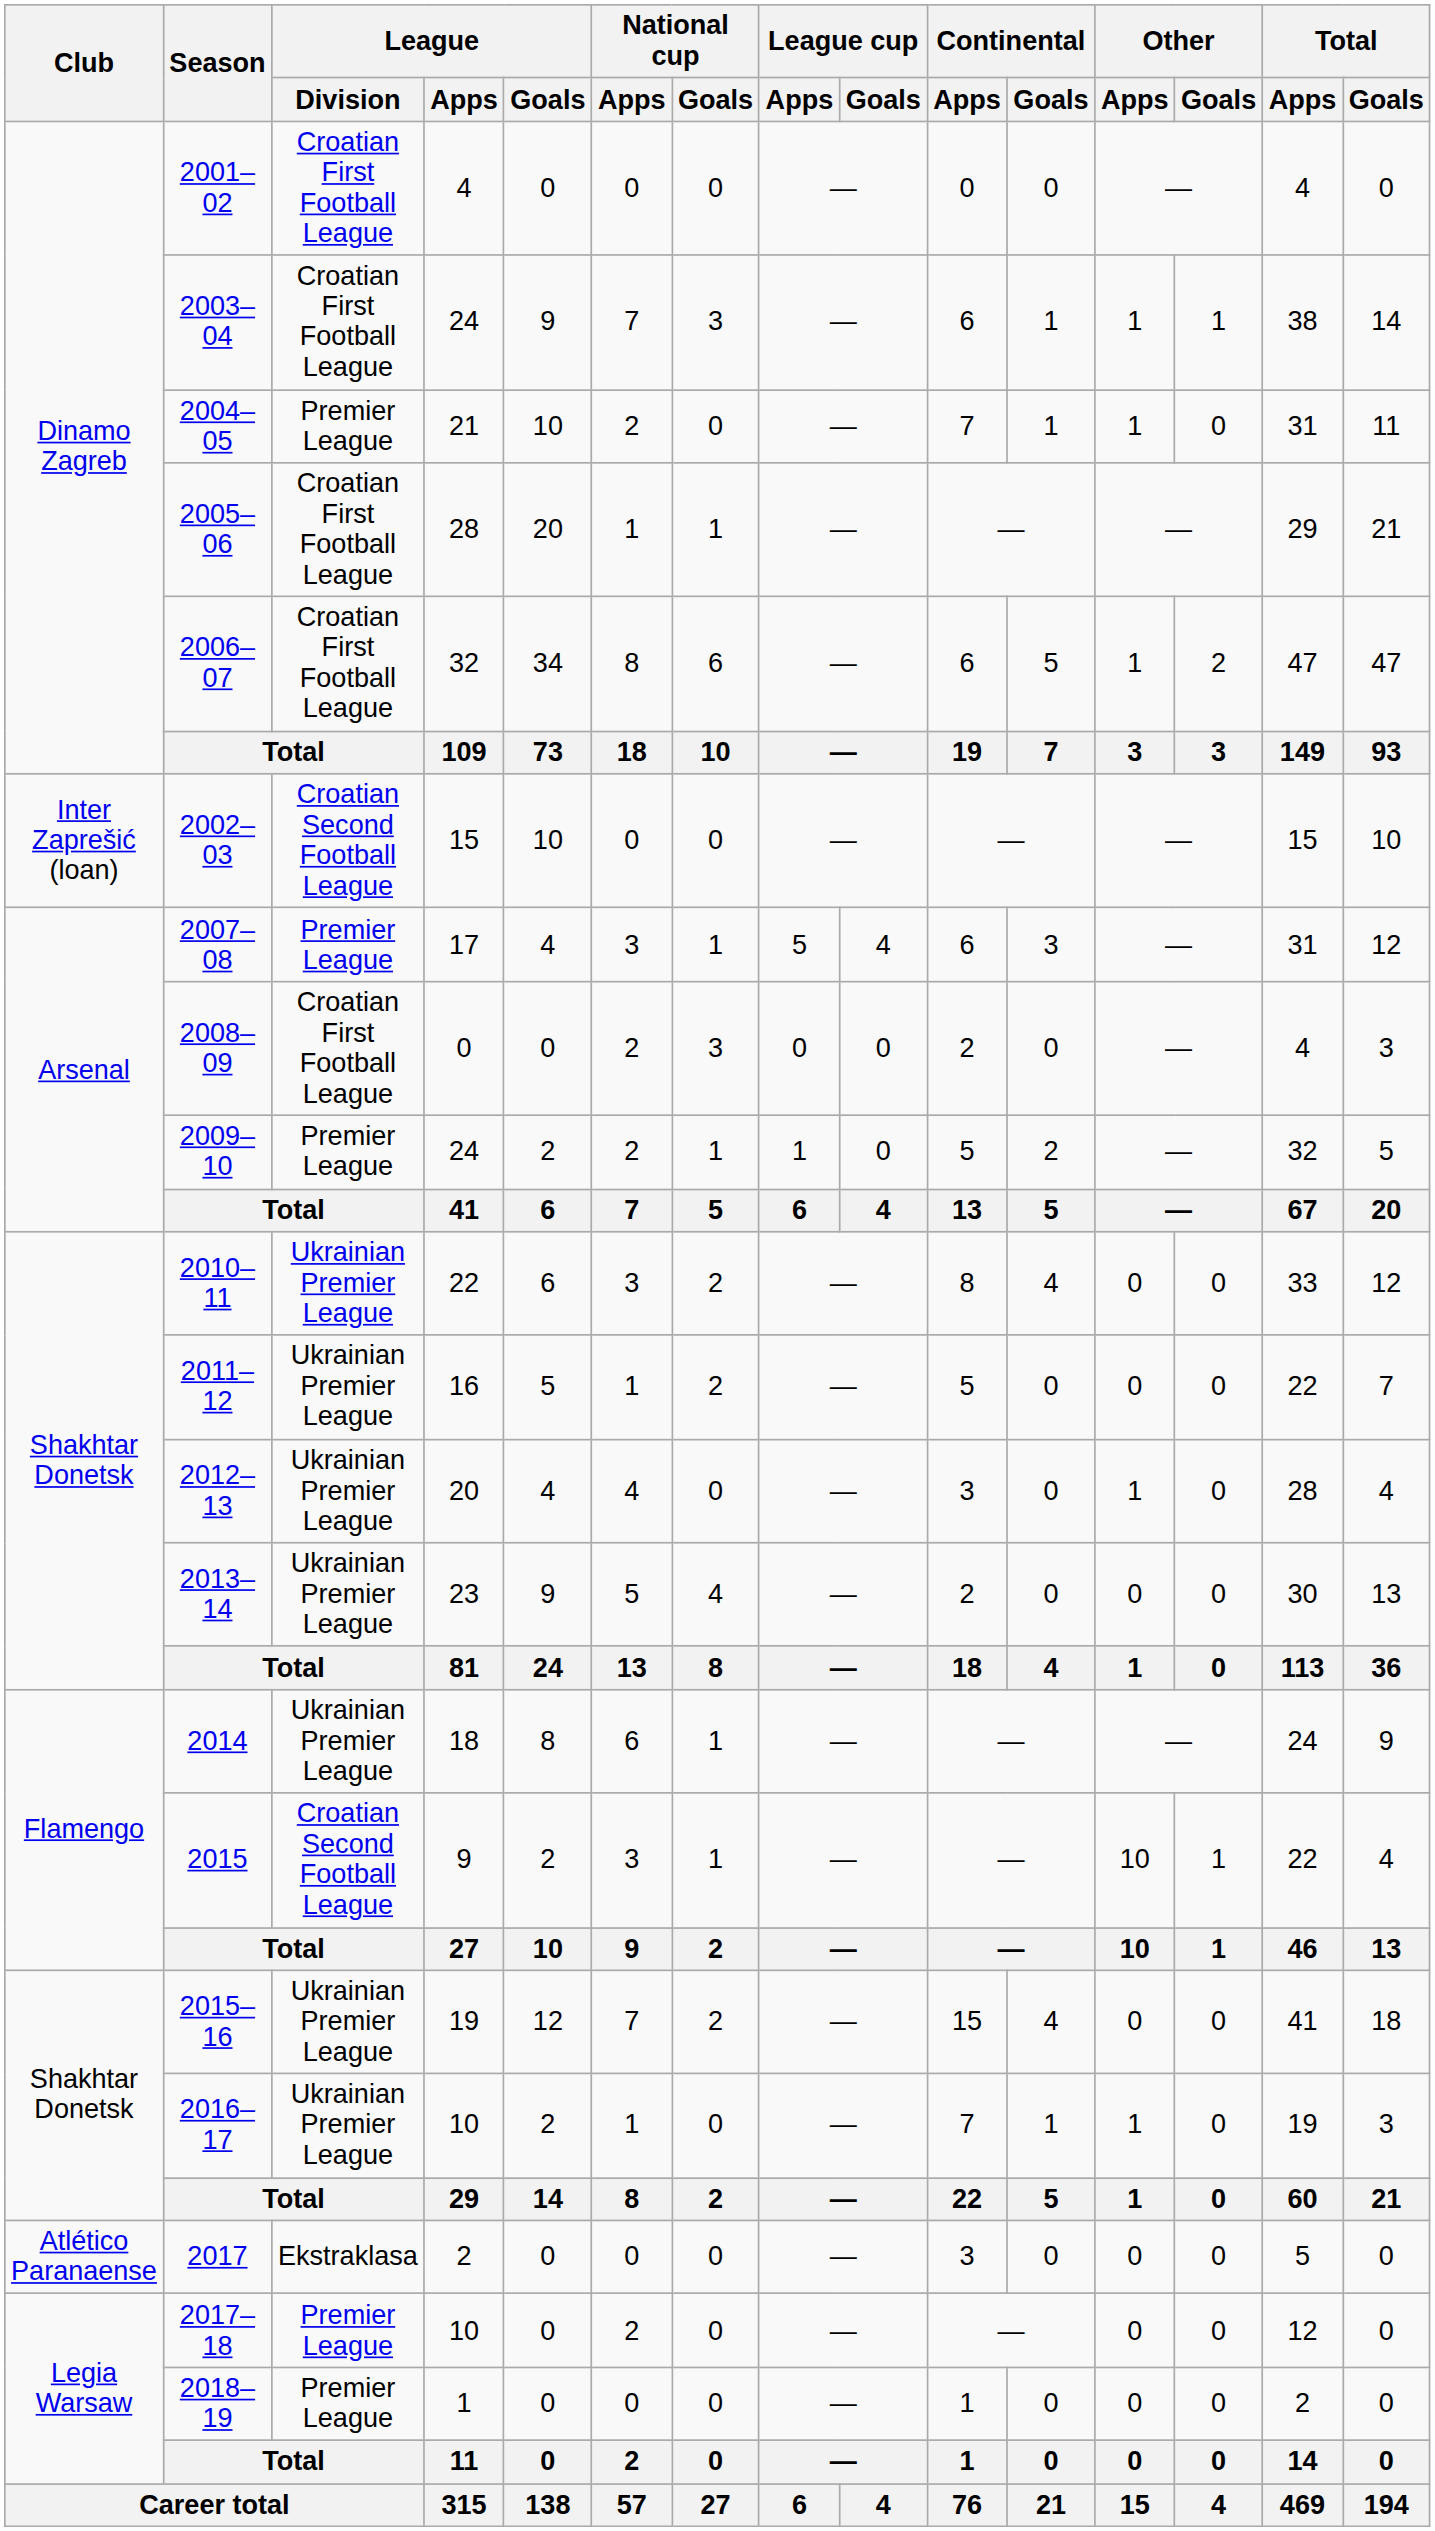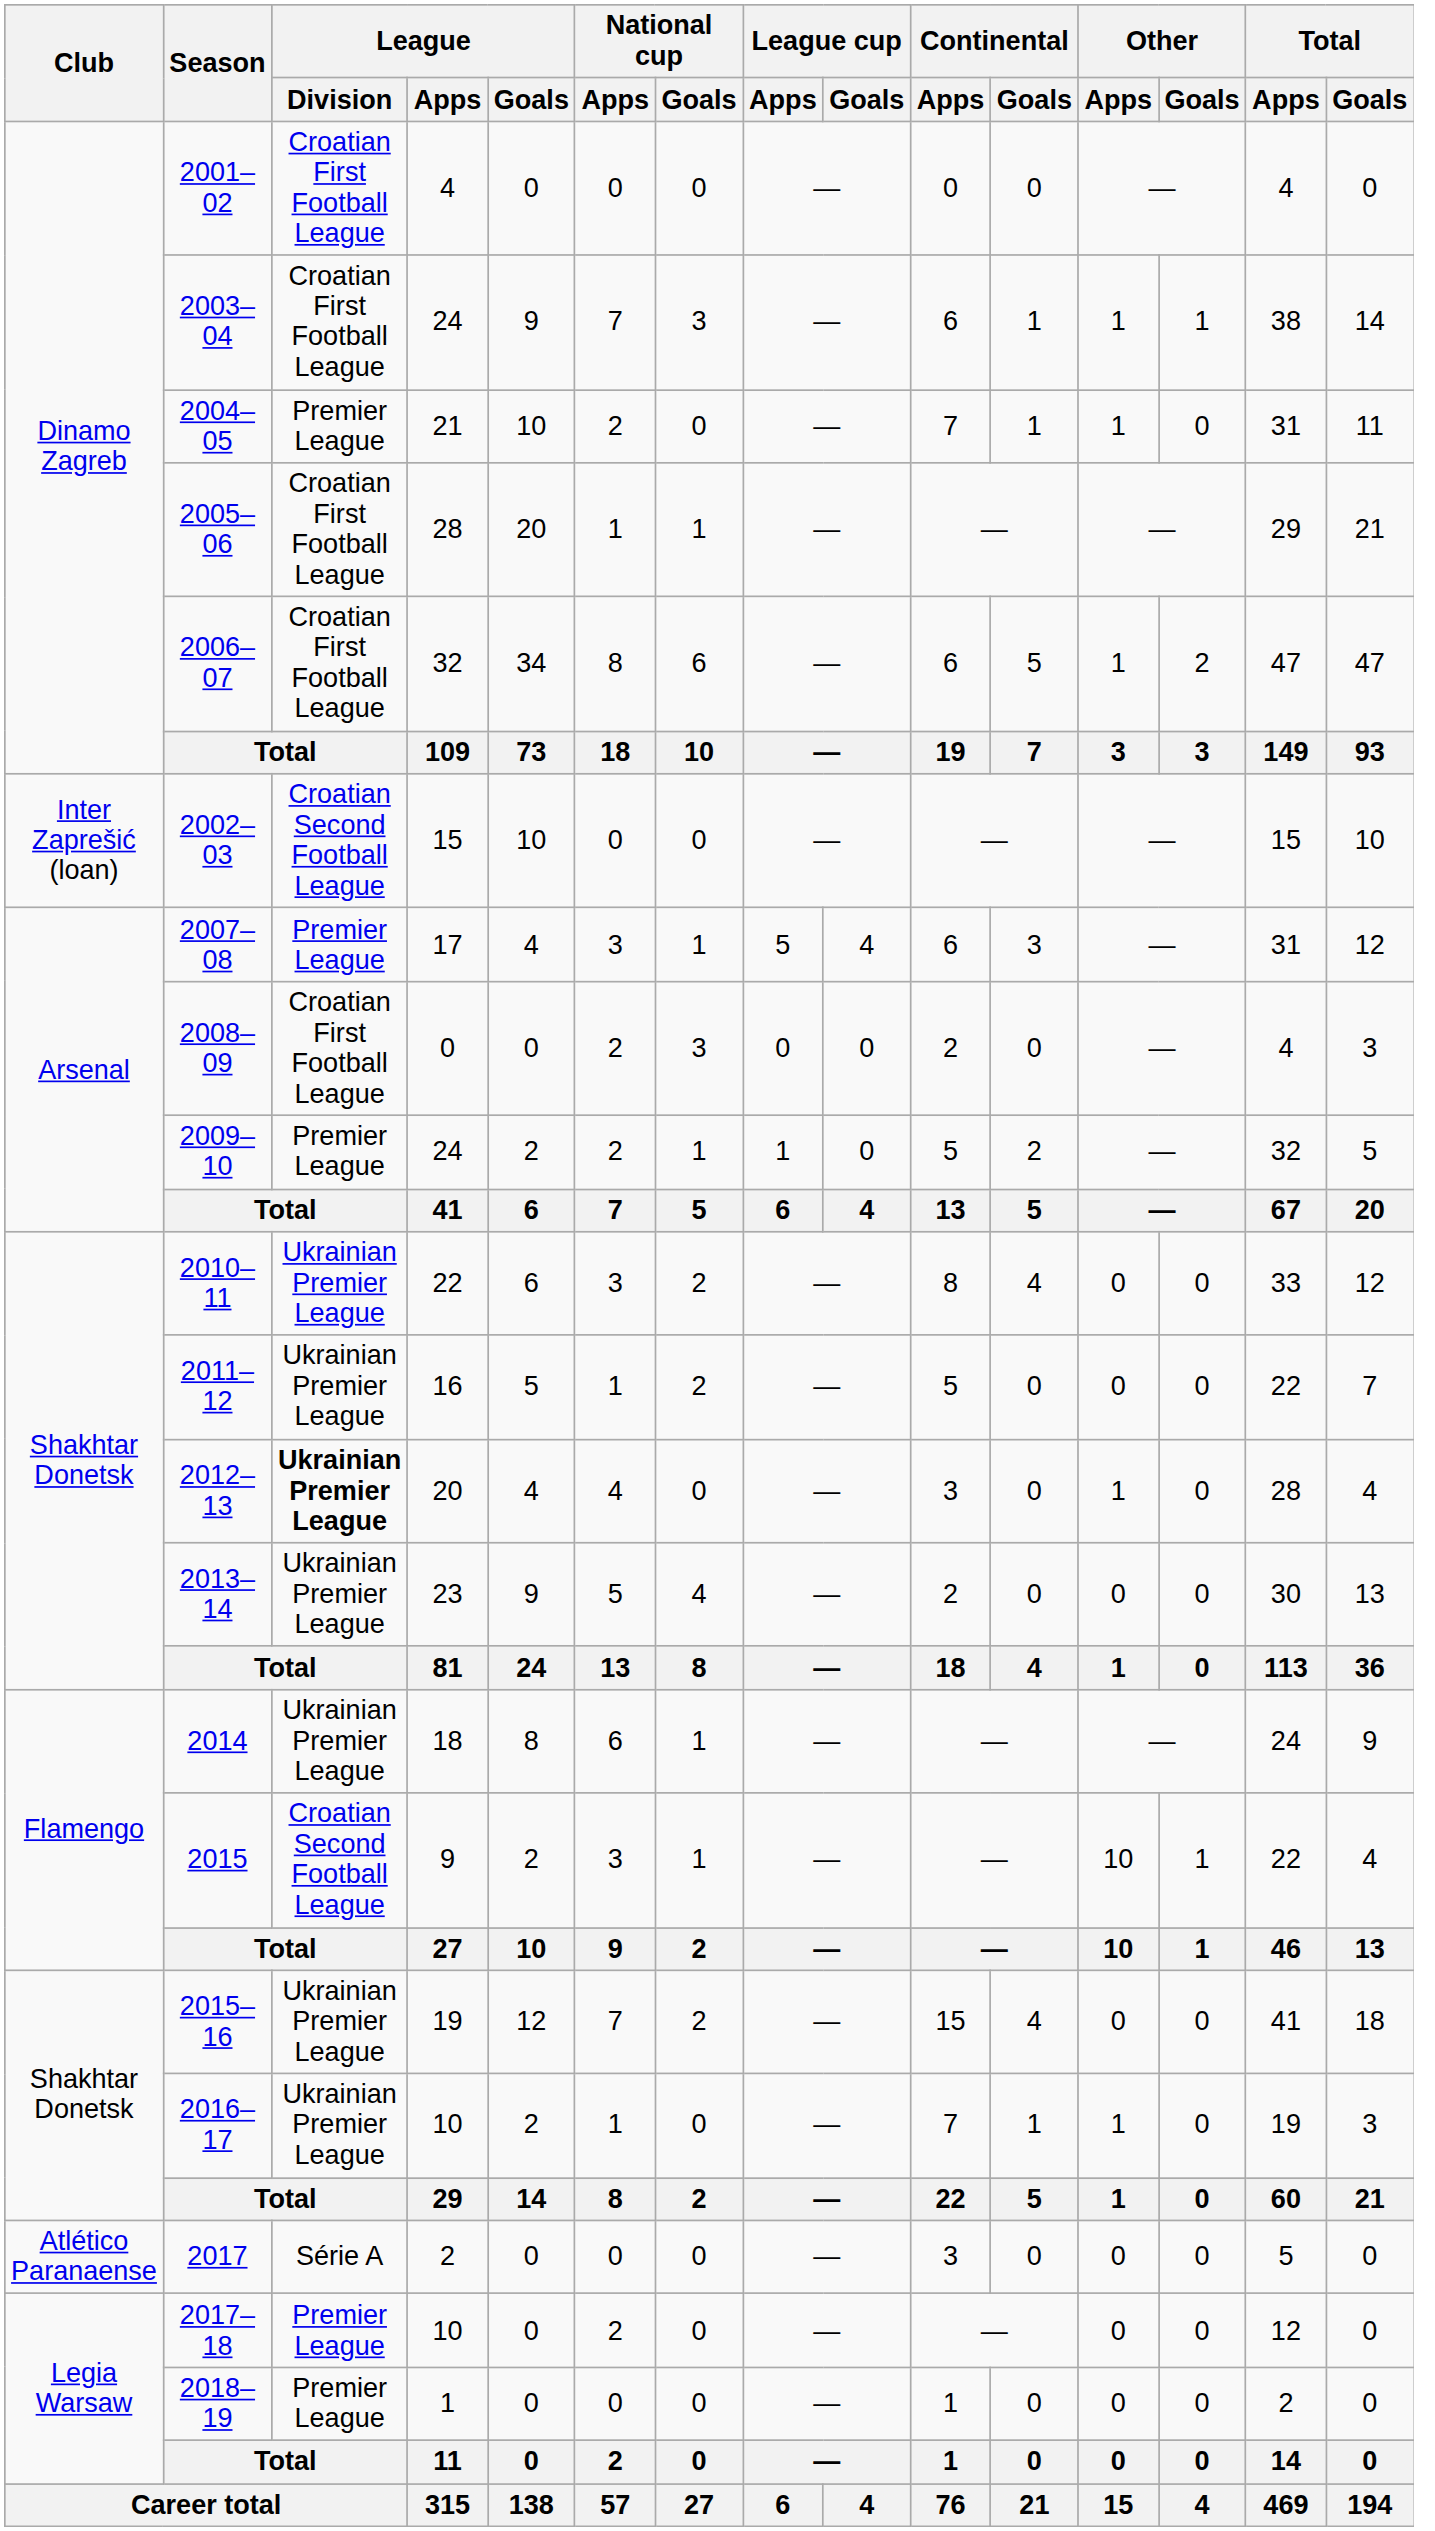(348, 1490) normal -> (340, 1490) bold
(348, 2256) Ekstraklasa -> (340, 2256) Série A
